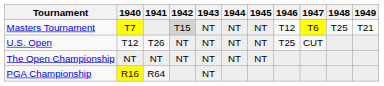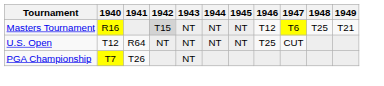(130, 28) T7 -> (110, 28) R16
(156, 43) T26 -> (136, 43) R64
- row: (61, 58)
(130, 74) R16 -> (110, 58) T7
(156, 74) R64 -> (136, 58) T26
